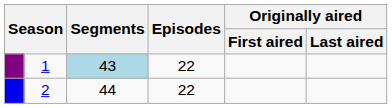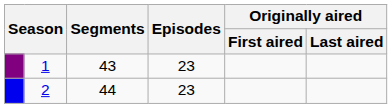(108, 66) lightblue background -> (108, 66) no background
(186, 66) 22 -> (186, 66) 23
(186, 90) 22 -> (186, 90) 23
